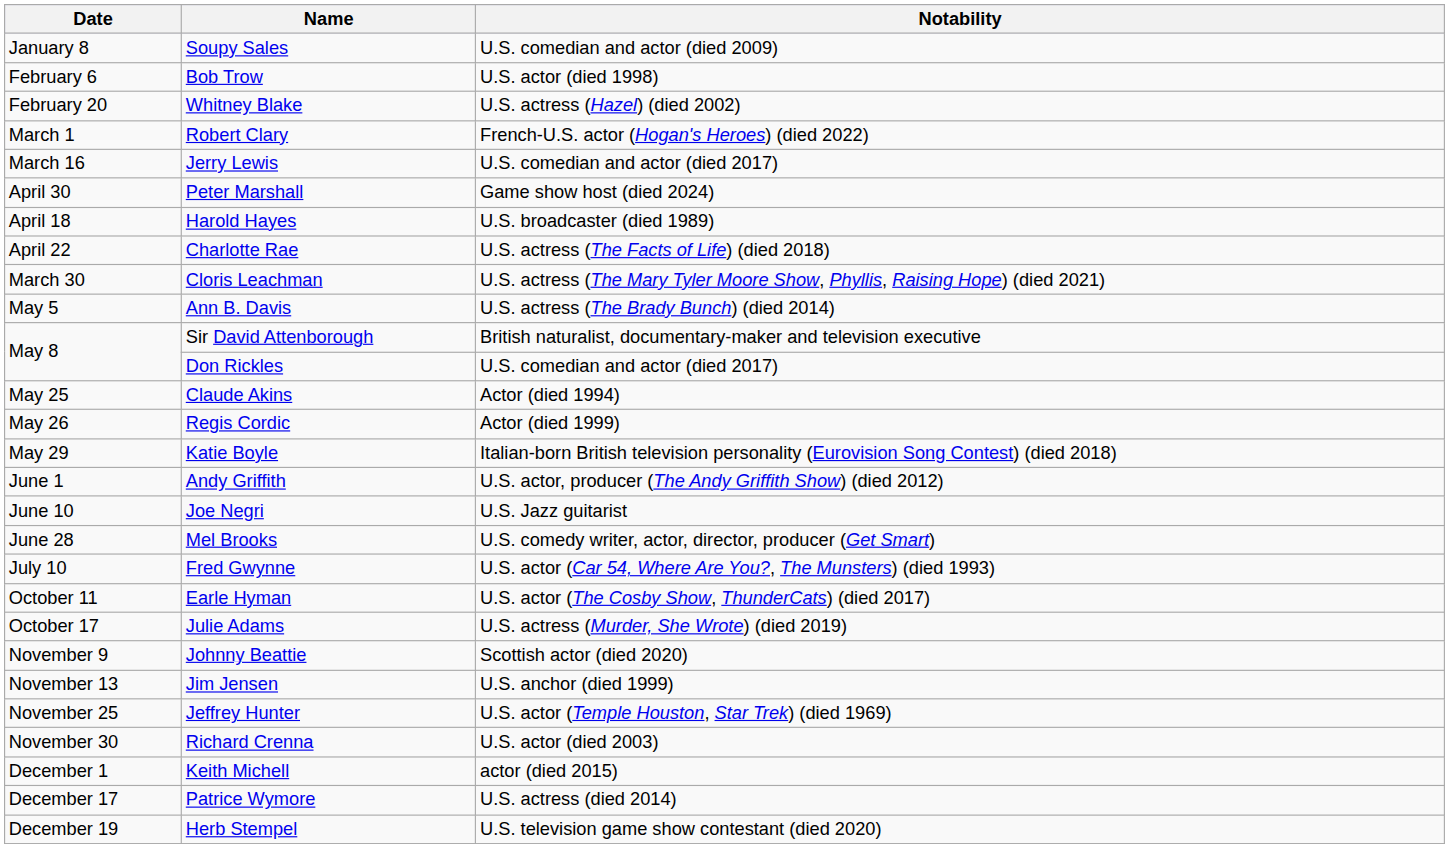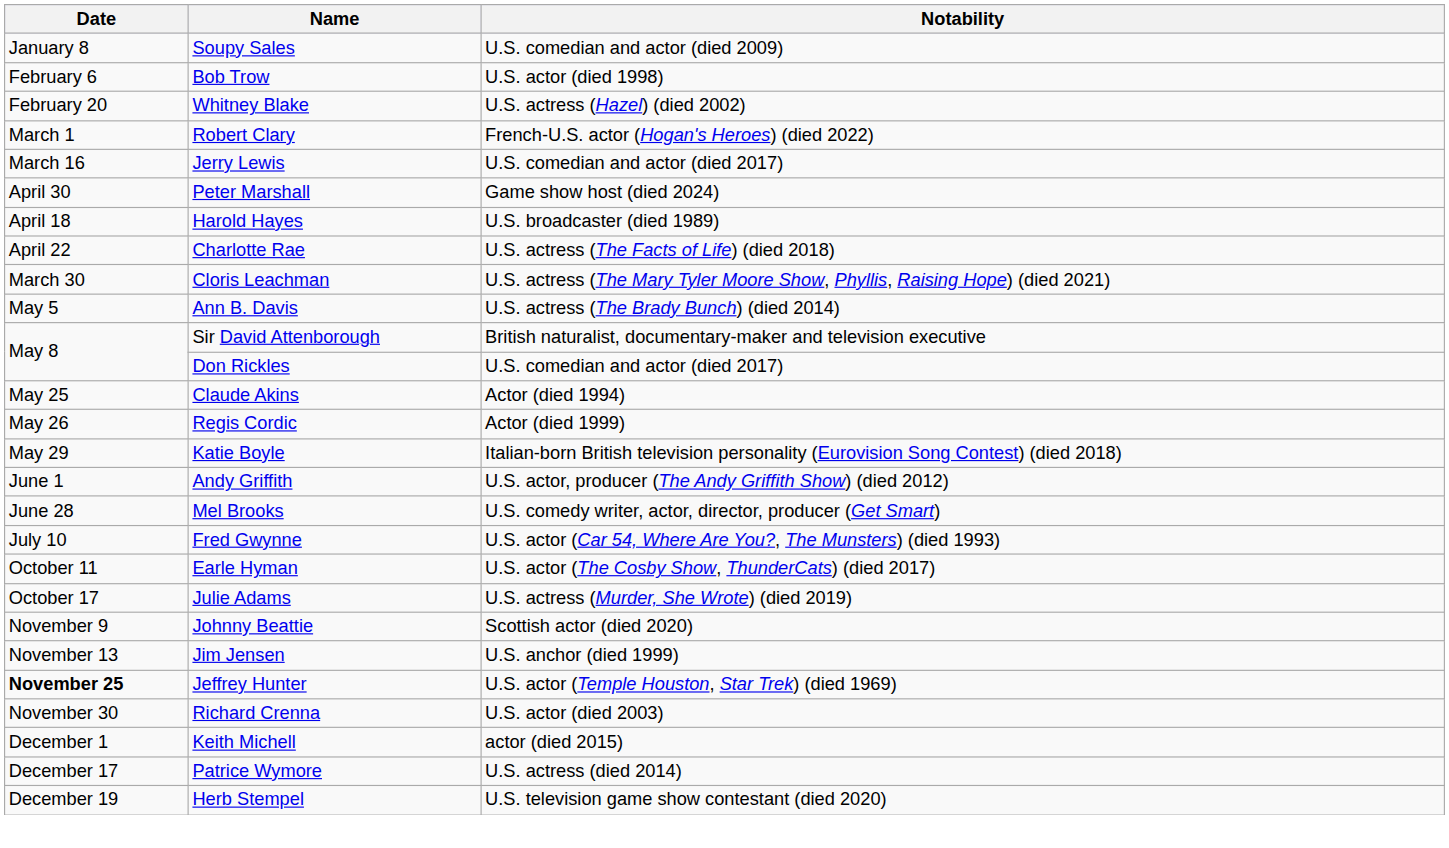- row: (225, 510)
(64, 713) normal -> (66, 684) bold
